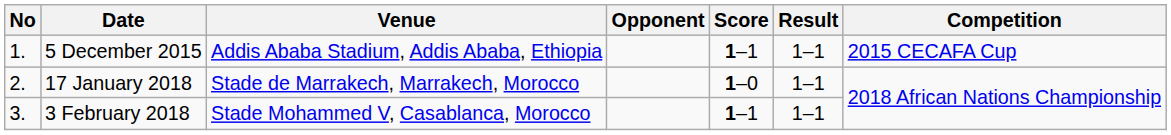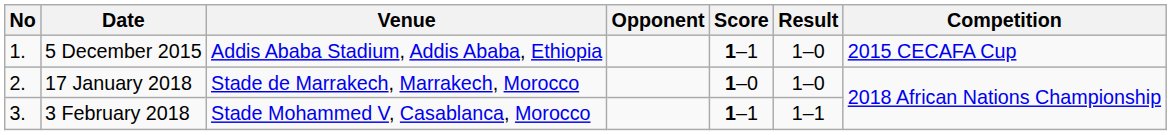(808, 51) 1–1 -> (808, 51) 1–0
(808, 82) 1–1 -> (808, 82) 1–0
